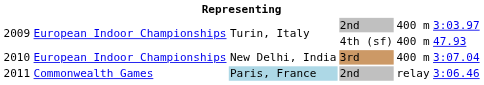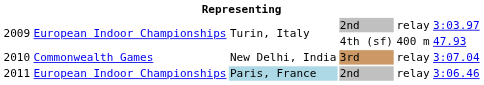(413, 25) 400 m -> (413, 25) relay
(130, 57) European Indoor Championships -> (93, 57) Commonwealth Games
(413, 57) 400 m -> (413, 57) relay
(93, 74) Commonwealth Games -> (130, 74) European Indoor Championships
